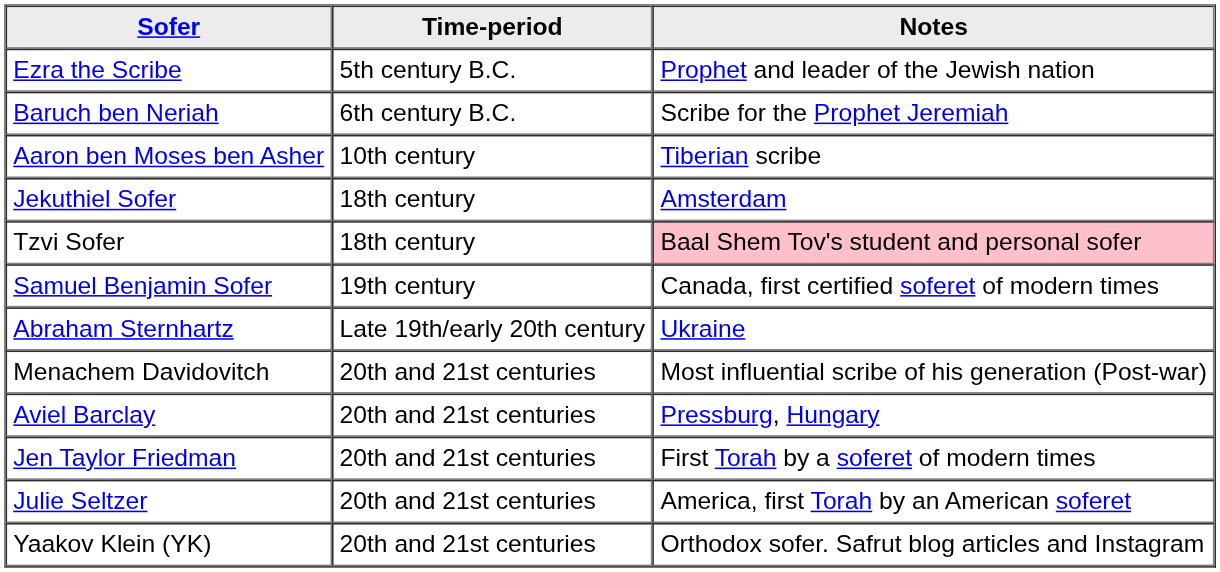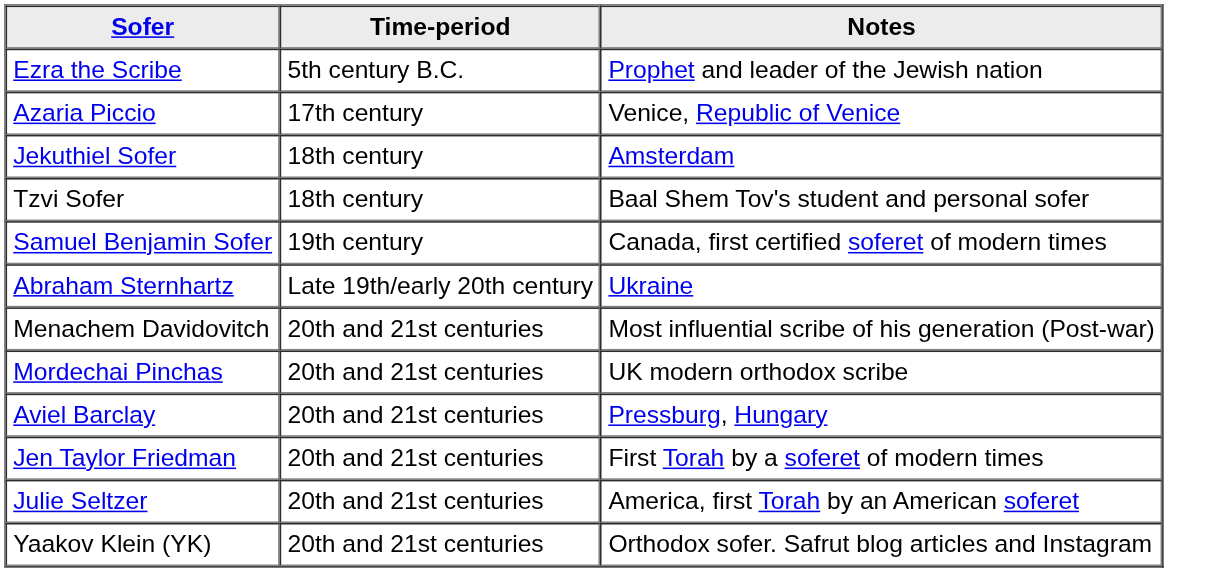- row: (116, 113)
- row: (169, 156)
+ row: (84, 113)
(901, 242) pink background -> (849, 199) no background
+ row: (118, 371)
